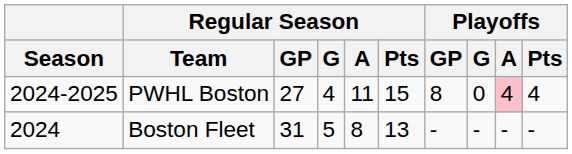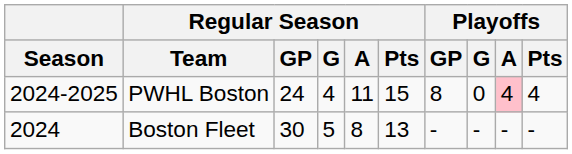(292, 93) 27 -> (292, 93) 24
(292, 129) 31 -> (292, 129) 30
